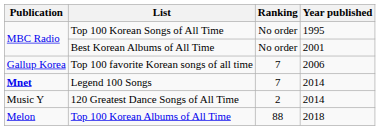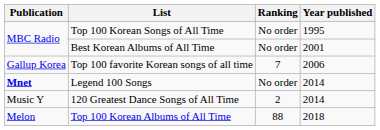(278, 82) 7 -> (278, 82) No order
